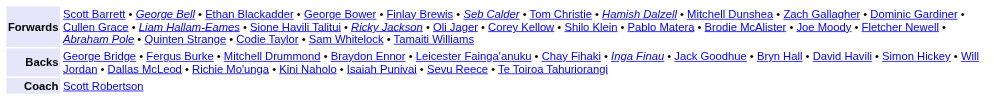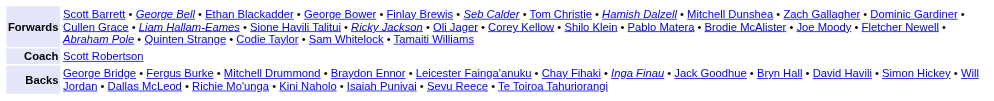rows swapped: (42, 62) <-> (41, 86)
